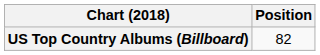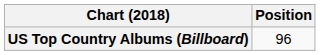(284, 38) 82 -> (284, 38) 96
